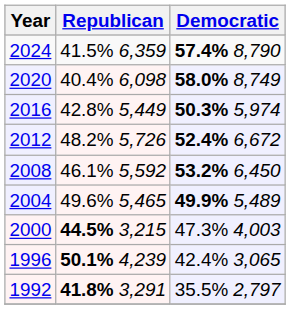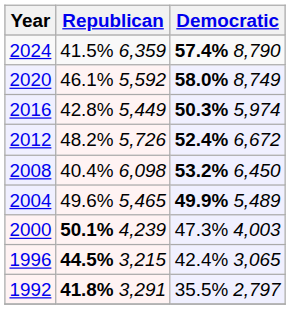(113, 80) 40.4% 6,098 -> (113, 80) 46.1% 5,592
(113, 170) 46.1% 5,592 -> (113, 170) 40.4% 6,098
(113, 229) 44.5% 3,215 -> (113, 229) 50.1% 4,239
(113, 259) 50.1% 4,239 -> (113, 259) 44.5% 3,215
